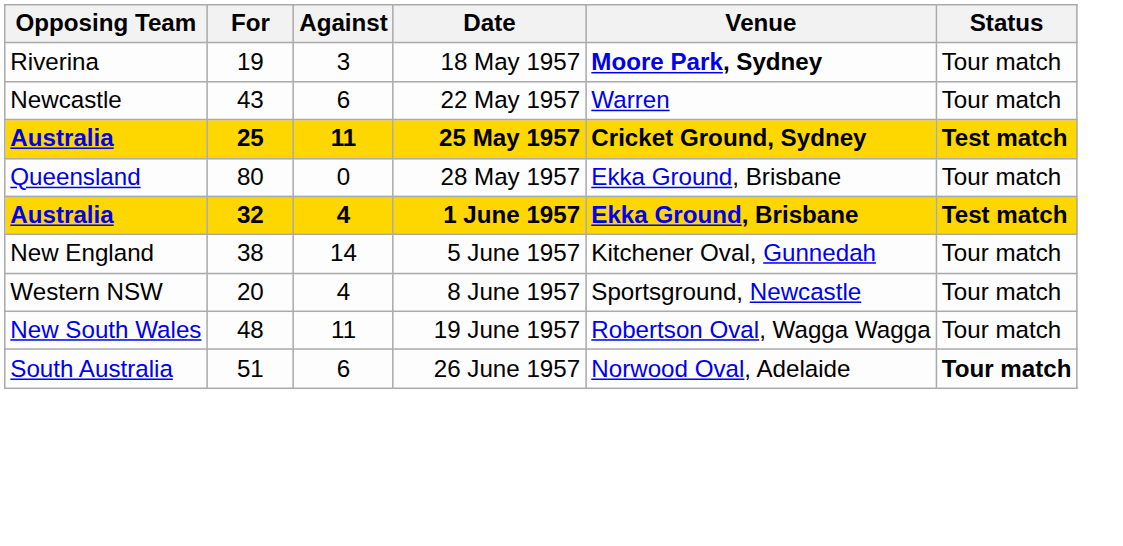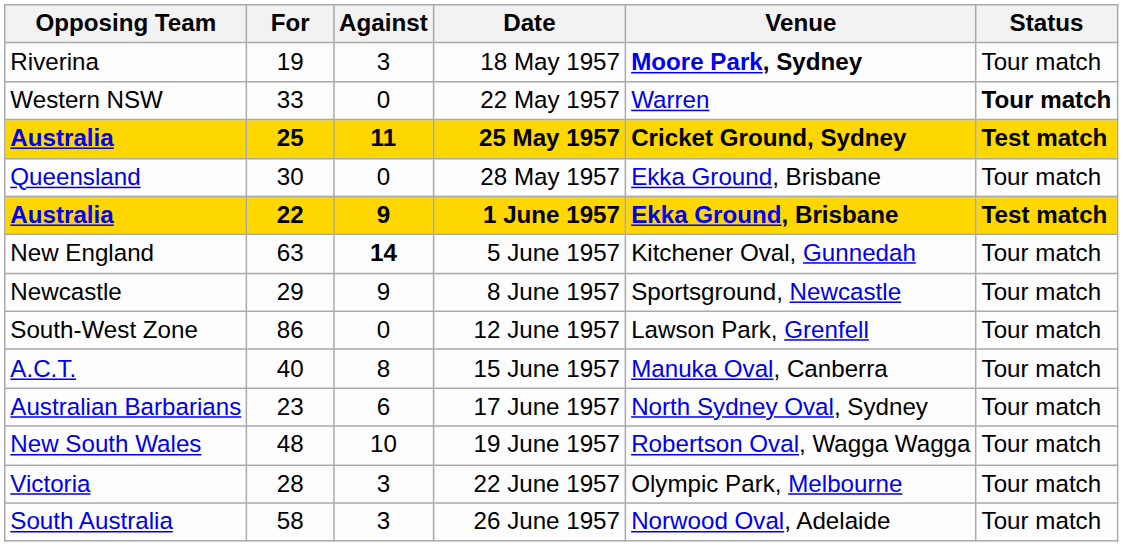(66, 100) Newcastle -> (87, 100) Western NSW
(250, 100) 43 -> (290, 100) 33
(344, 100) 6 -> (383, 100) 0
(1002, 100) normal -> (1046, 100) bold
(250, 176) 80 -> (290, 176) 30
(250, 215) 32 -> (290, 215) 22
(344, 215) 4 -> (383, 215) 9
(250, 253) 38 -> (290, 253) 63
(344, 253) normal -> (383, 253) bold
(87, 291) Western NSW -> (66, 291) Newcastle
(250, 291) 20 -> (290, 291) 29
(344, 291) 4 -> (383, 291) 9
+ row: (547, 330)
+ row: (547, 368)
+ row: (547, 406)
(344, 330) 11 -> (383, 445) 10
+ row: (547, 483)
(250, 368) 51 -> (290, 521) 58
(344, 368) 6 -> (383, 521) 3
(1007, 368) bold -> (1041, 521) normal
